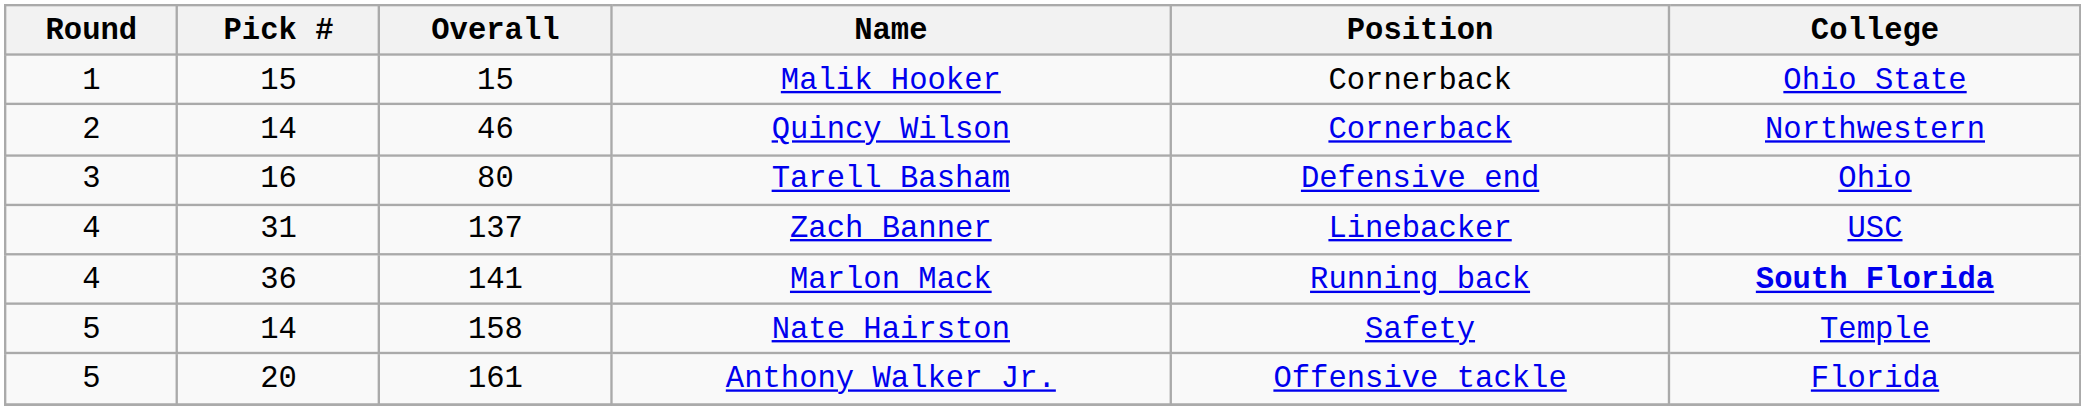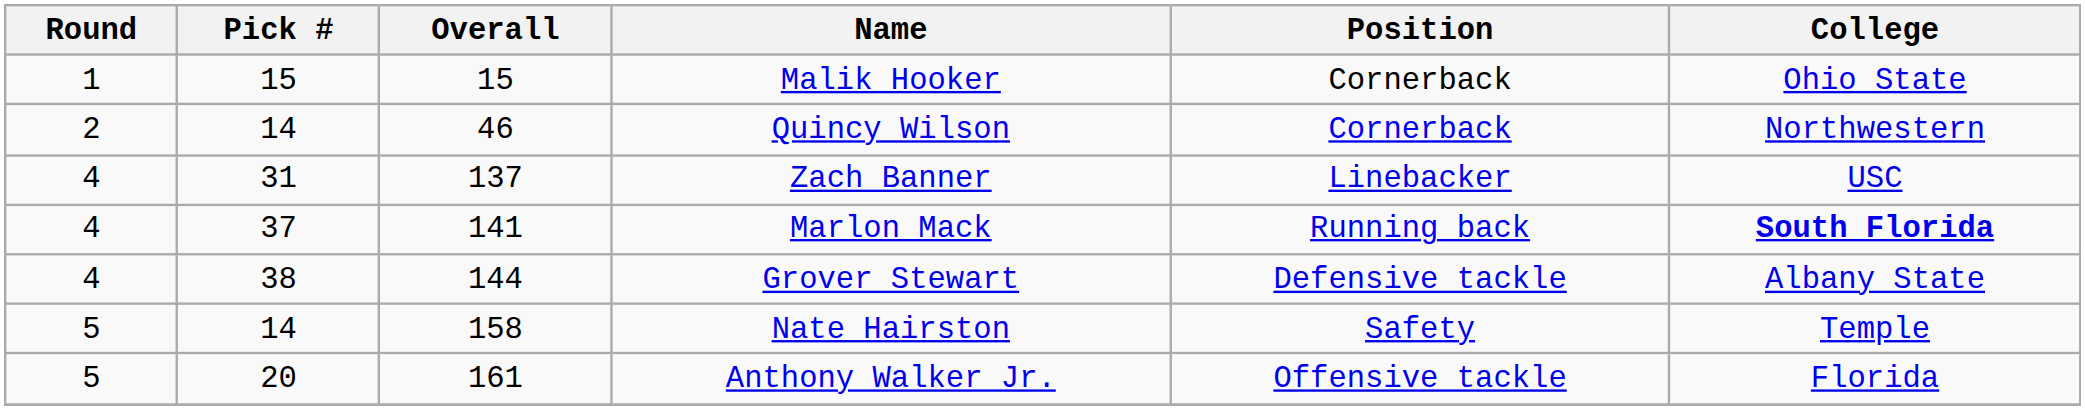- row: (891, 179)
(279, 279) 36 -> (279, 229) 37
+ row: (891, 279)
